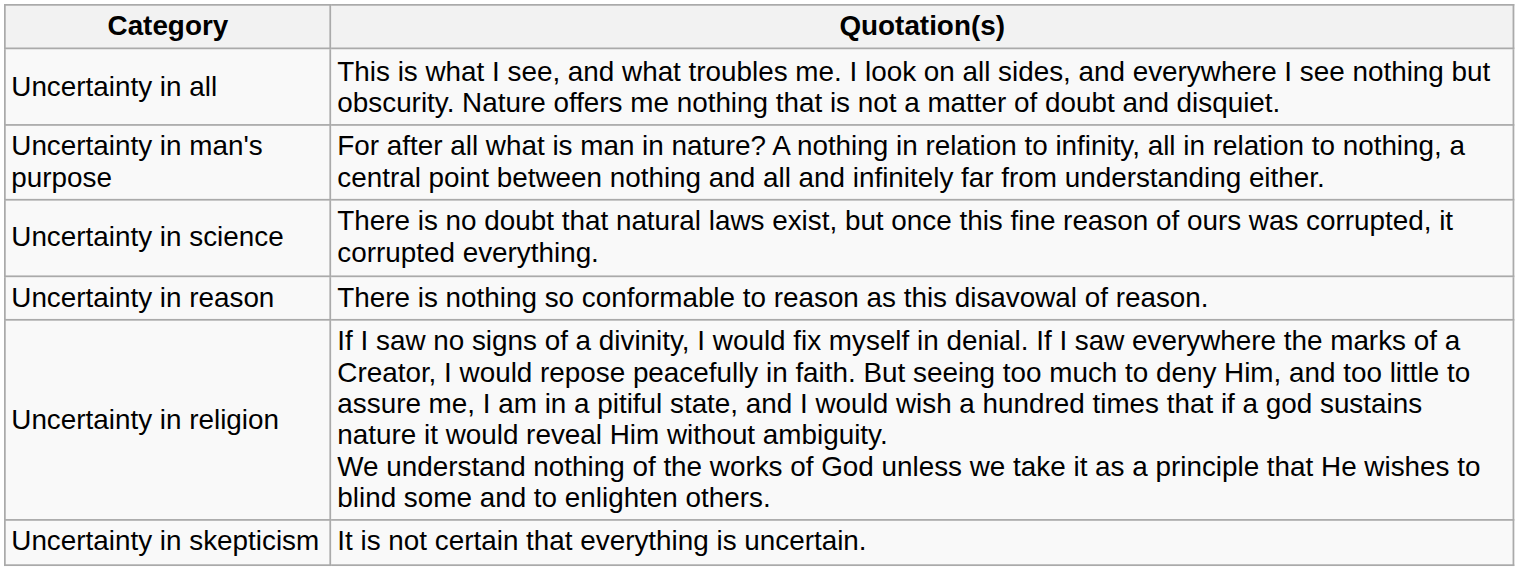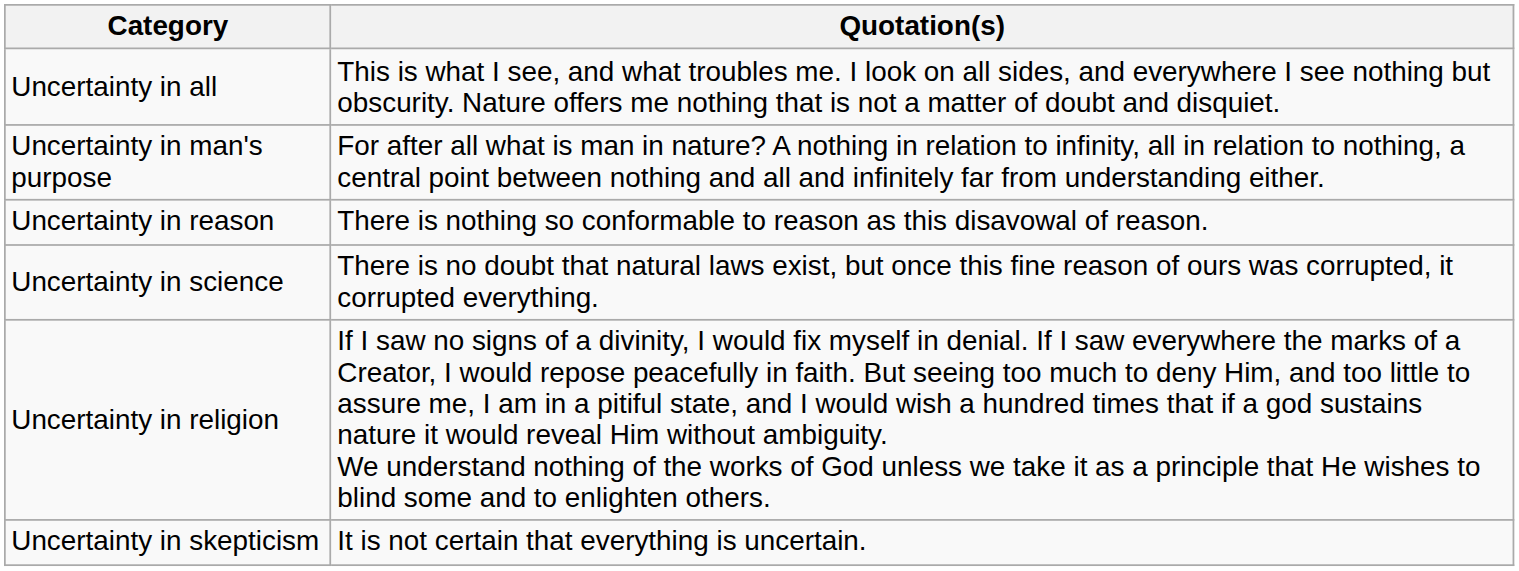rows swapped: (143, 297) <-> (147, 237)
